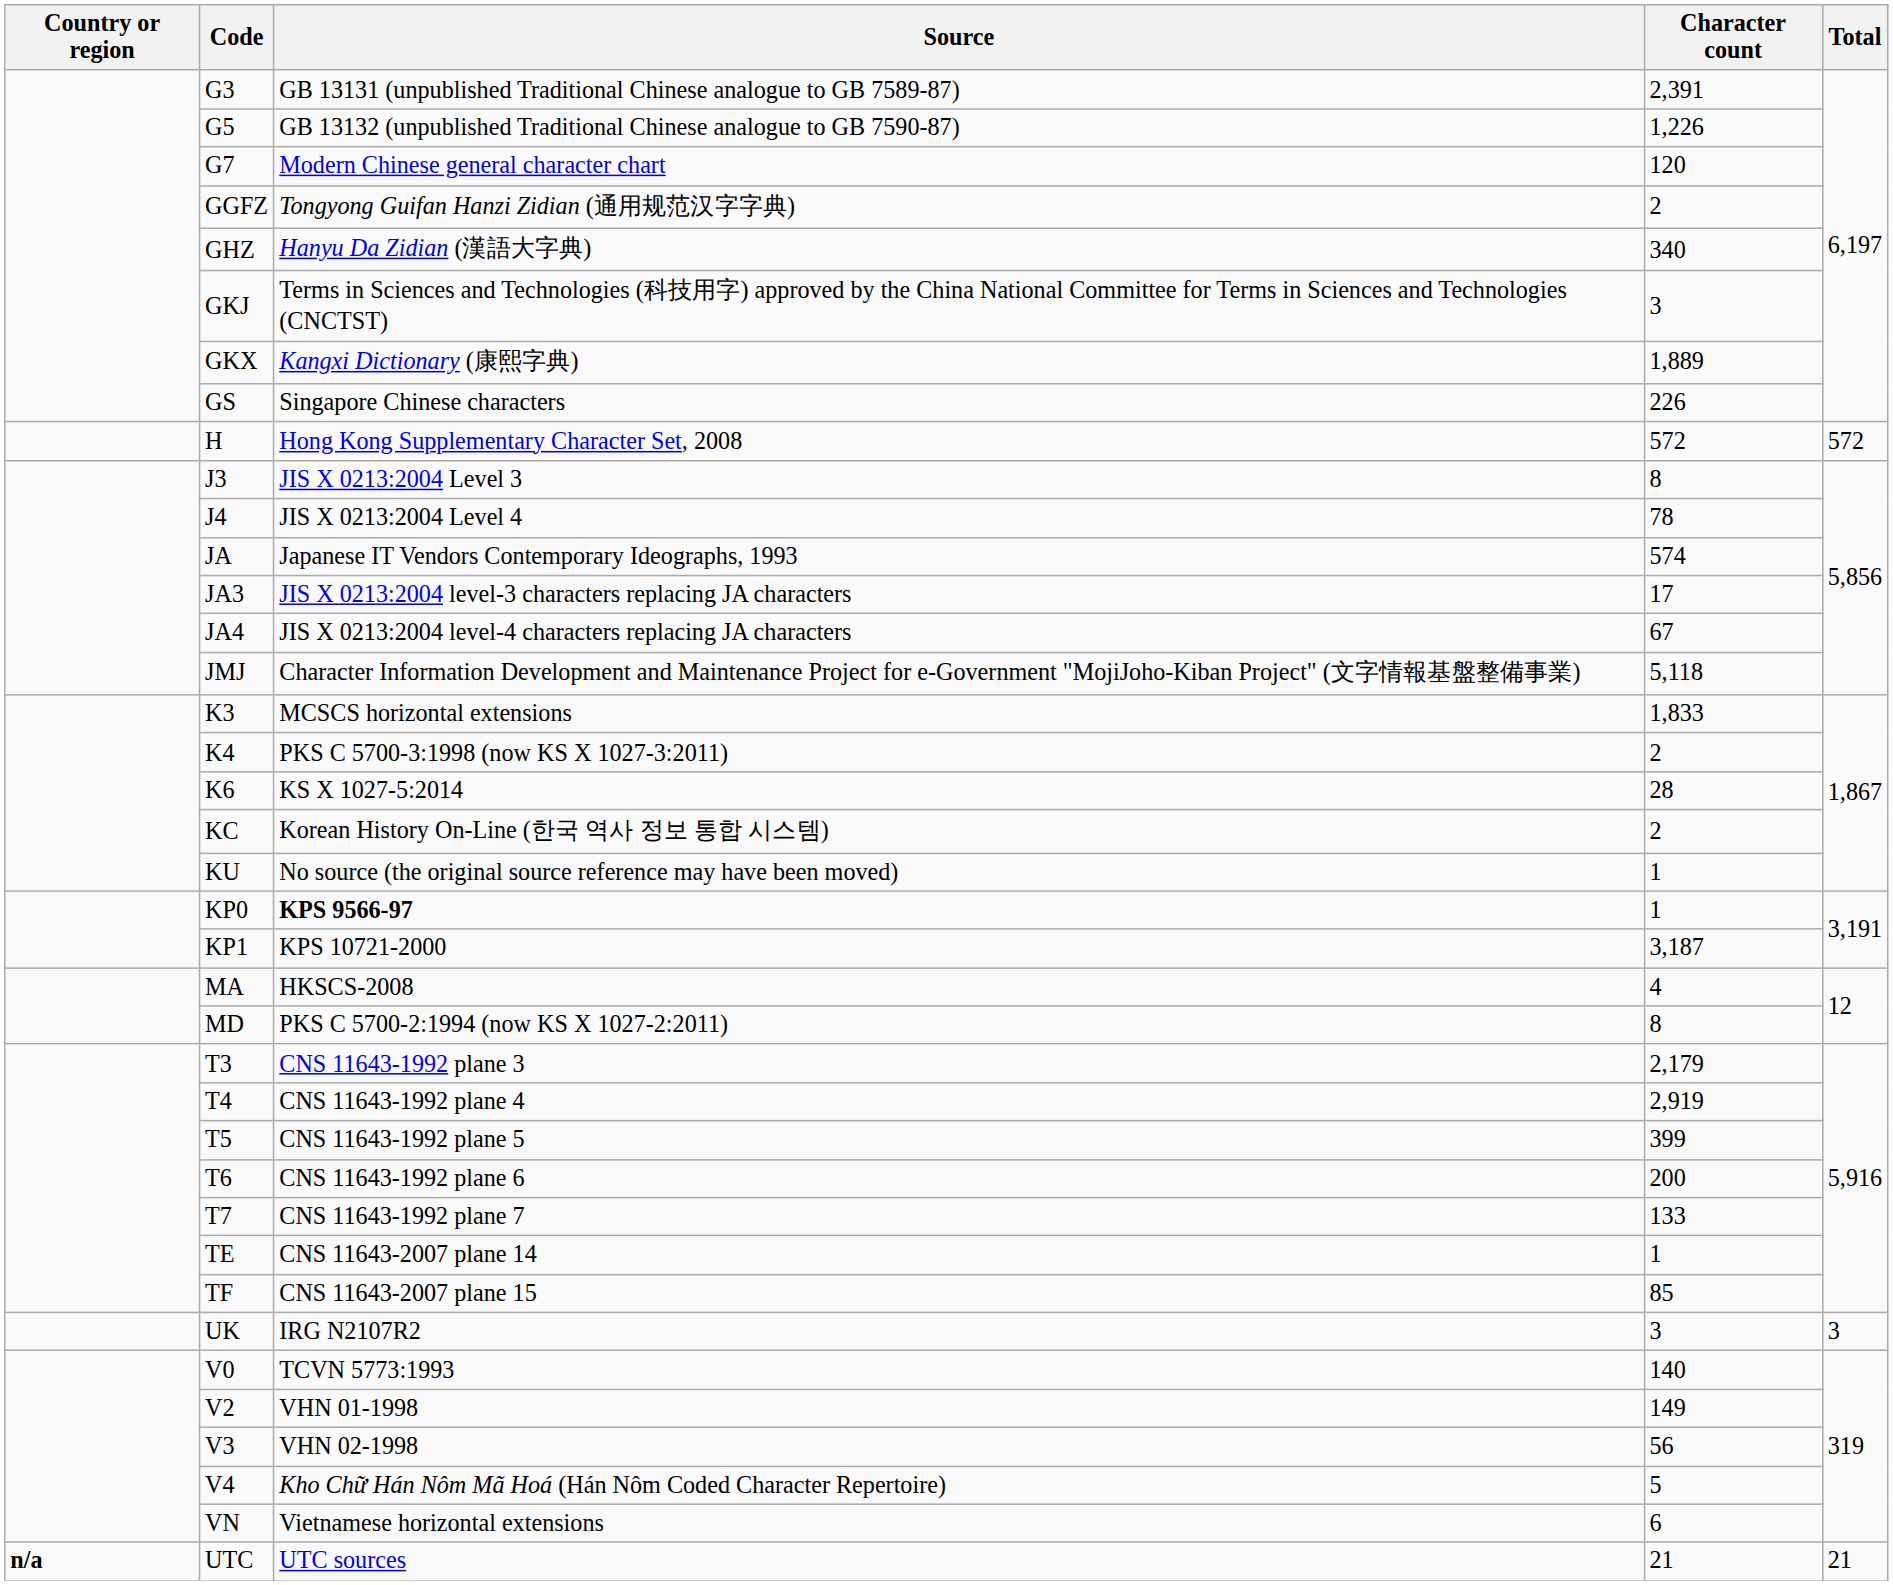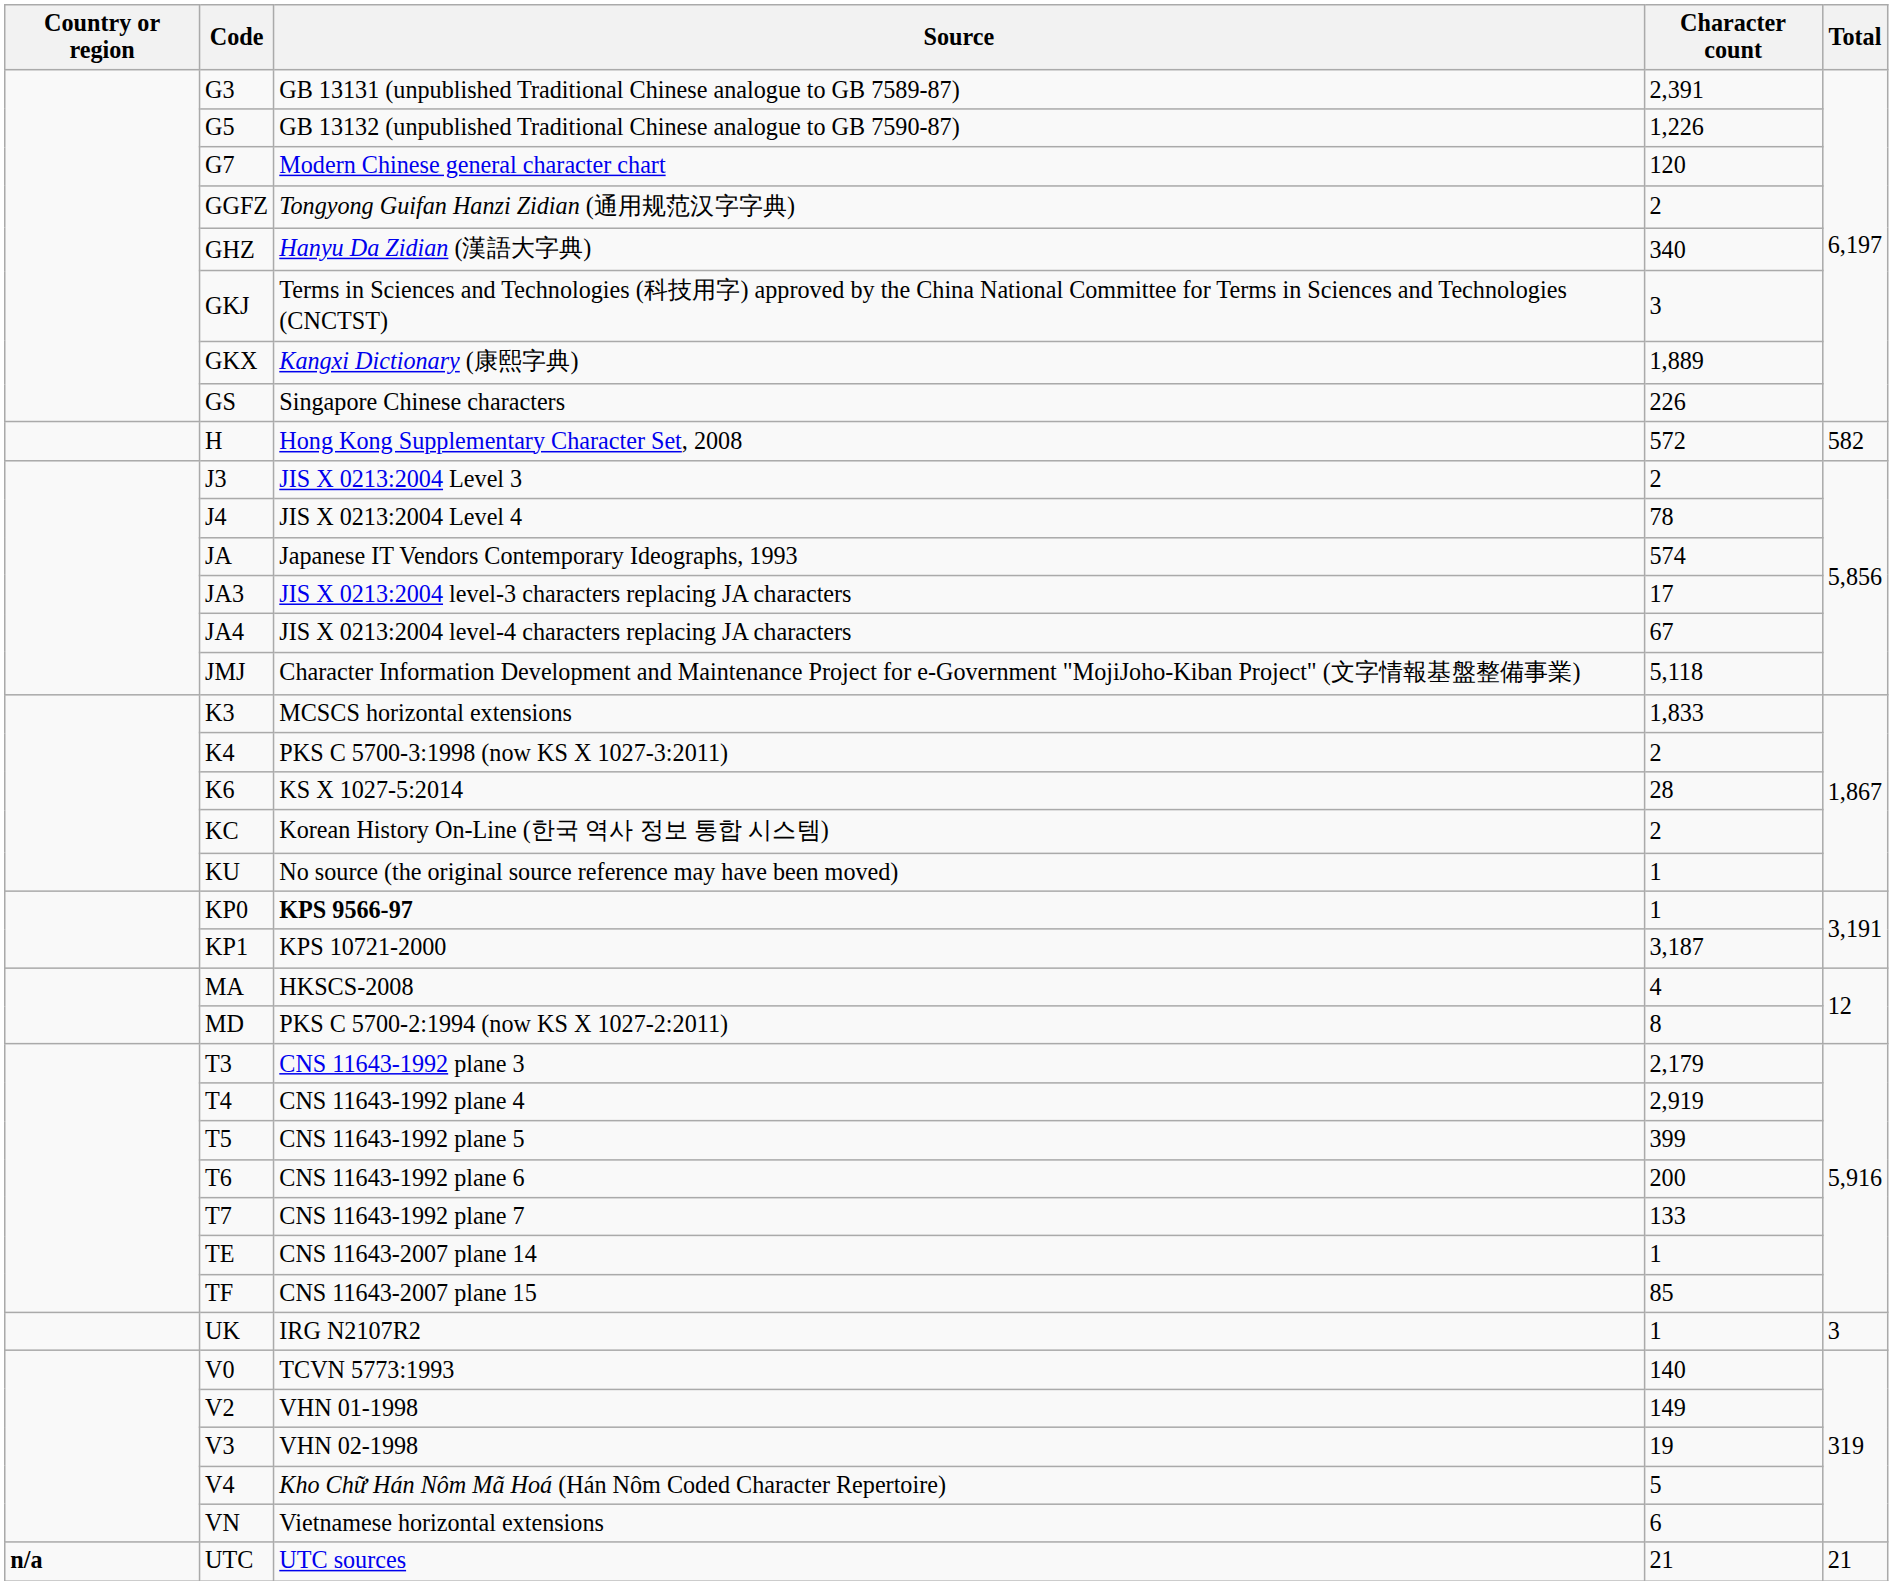(1846, 440) 572 -> (1846, 440) 582
(1656, 479) 8 -> (1656, 479) 2
(1656, 1331) 3 -> (1656, 1331) 1
(1662, 1446) 56 -> (1662, 1446) 19
